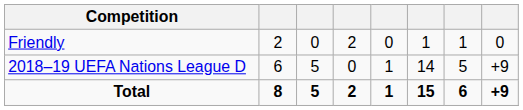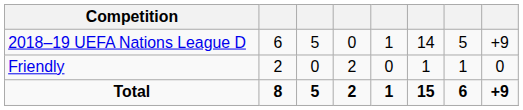rows swapped: (36, 42) <-> (127, 67)
